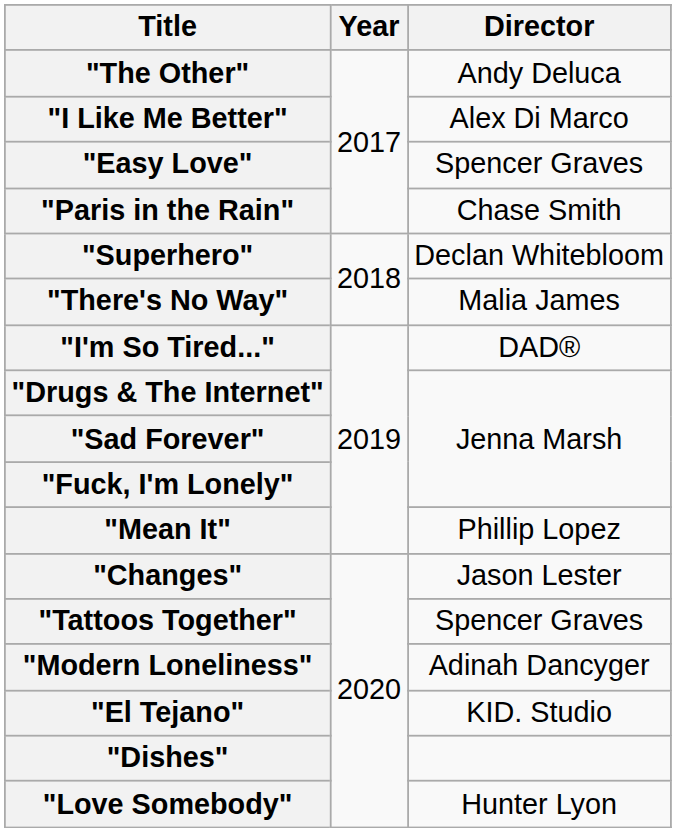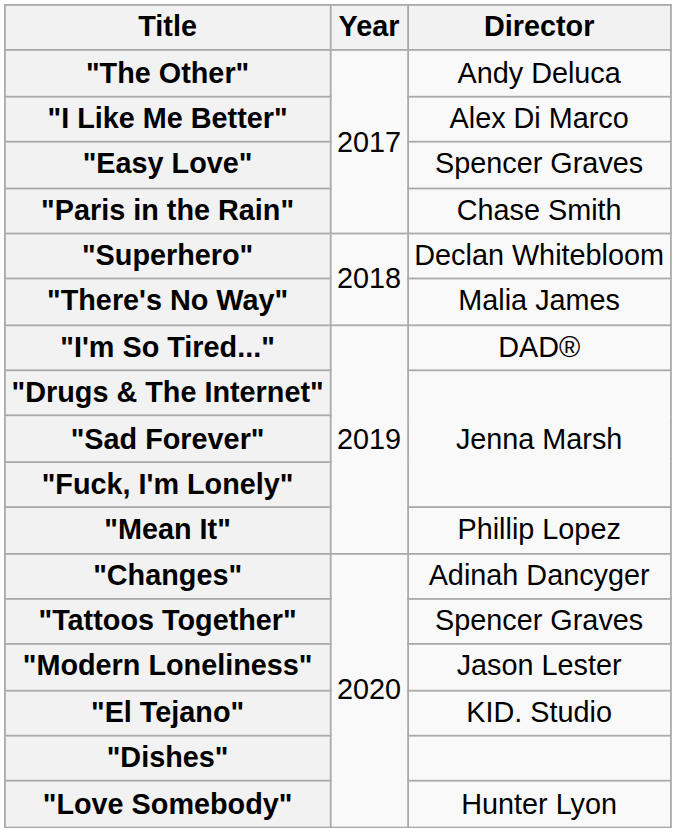(539, 575) Jason Lester -> (539, 575) Adinah Dancyger
(539, 666) Adinah Dancyger -> (539, 666) Jason Lester
